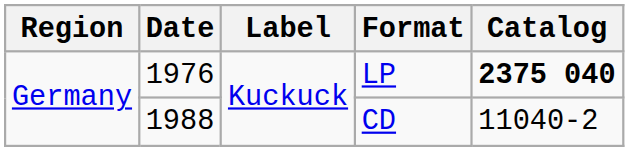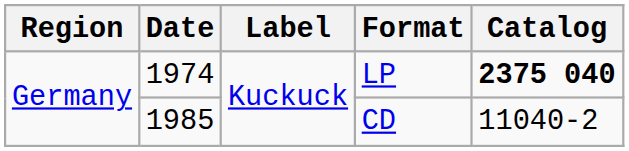(180, 75) 1976 -> (180, 75) 1974
(180, 122) 1988 -> (180, 122) 1985
